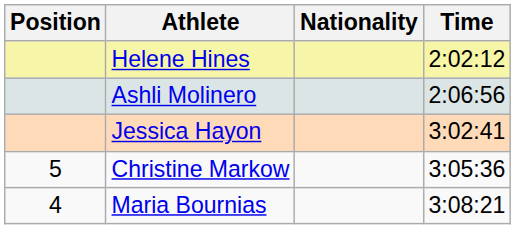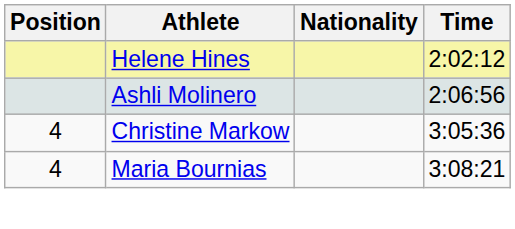- row: (186, 132)
(55, 168) 5 -> (55, 132) 4
